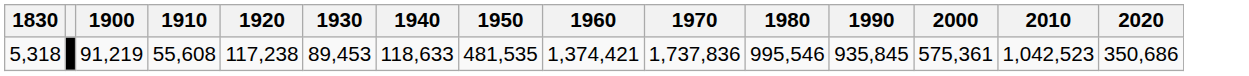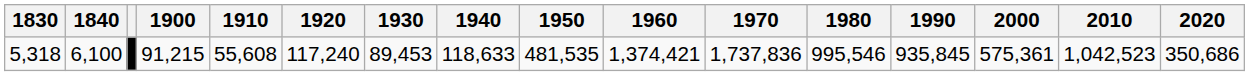+ column: (96, 20)
(112, 53) 91,219 -> (173, 53) 91,215
(262, 53) 117,238 -> (323, 53) 117,240
